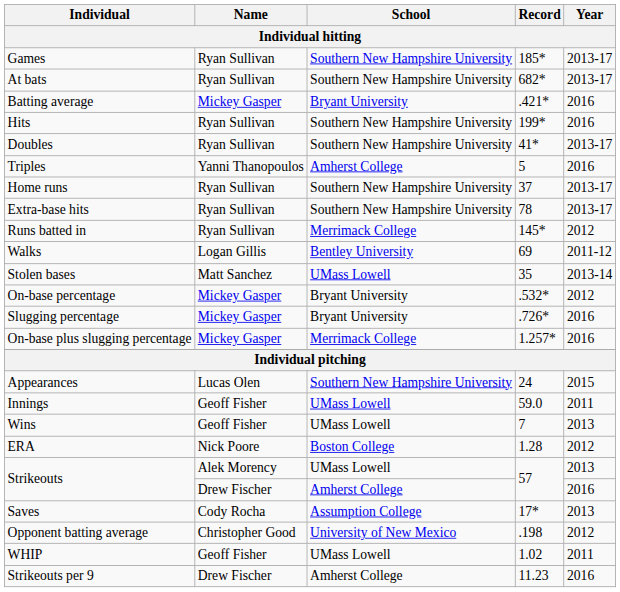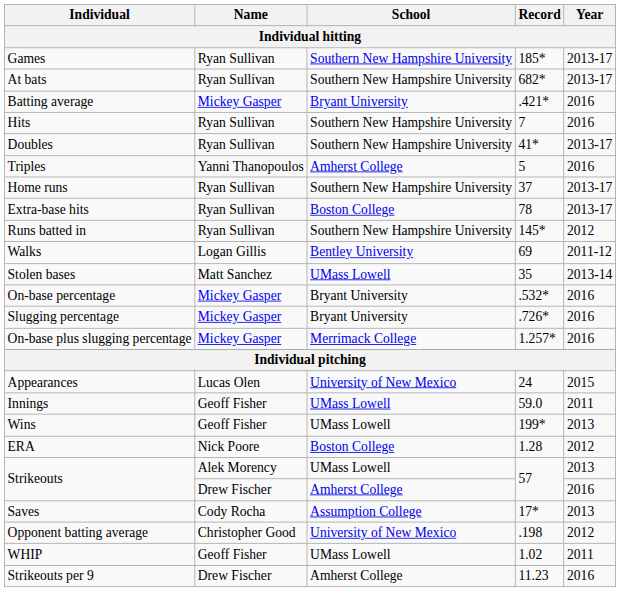(532, 123) 199* -> (522, 123) 7
(411, 209) Southern New Hampshire University -> (352, 209) Boston College
(363, 230) Merrimack College -> (411, 230) Southern New Hampshire University
(581, 295) 2012 -> (581, 295) 2016
(411, 381) Southern New Hampshire University -> (383, 381) University of New Mexico
(522, 425) 7 -> (532, 425) 199*
